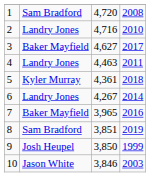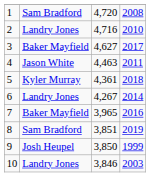(50, 63) Landry Jones -> (48, 63) Jason White
(48, 163) Jason White -> (50, 163) Landry Jones
